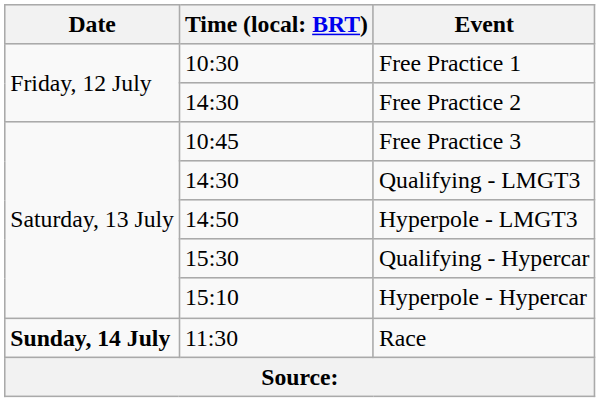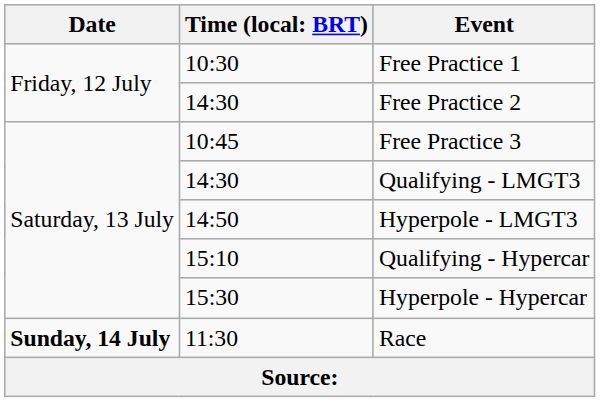(212, 258) 15:30 -> (212, 258) 15:10
(212, 297) 15:10 -> (212, 297) 15:30
